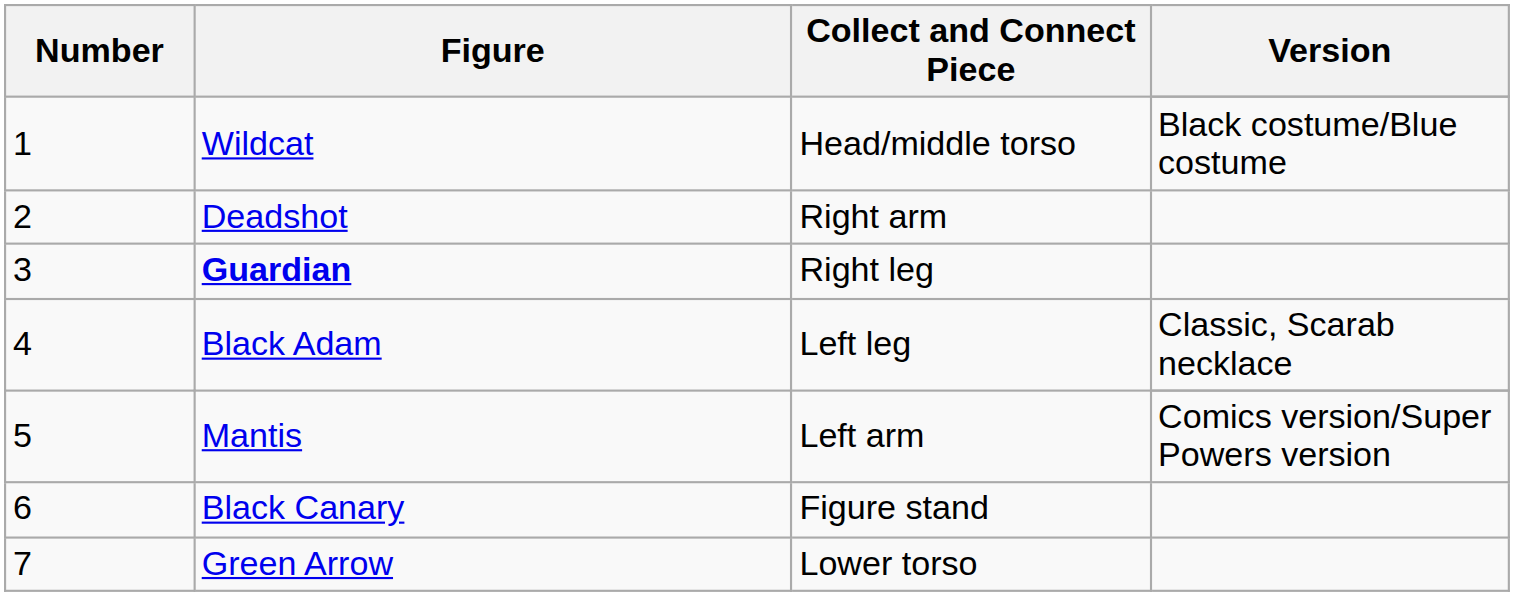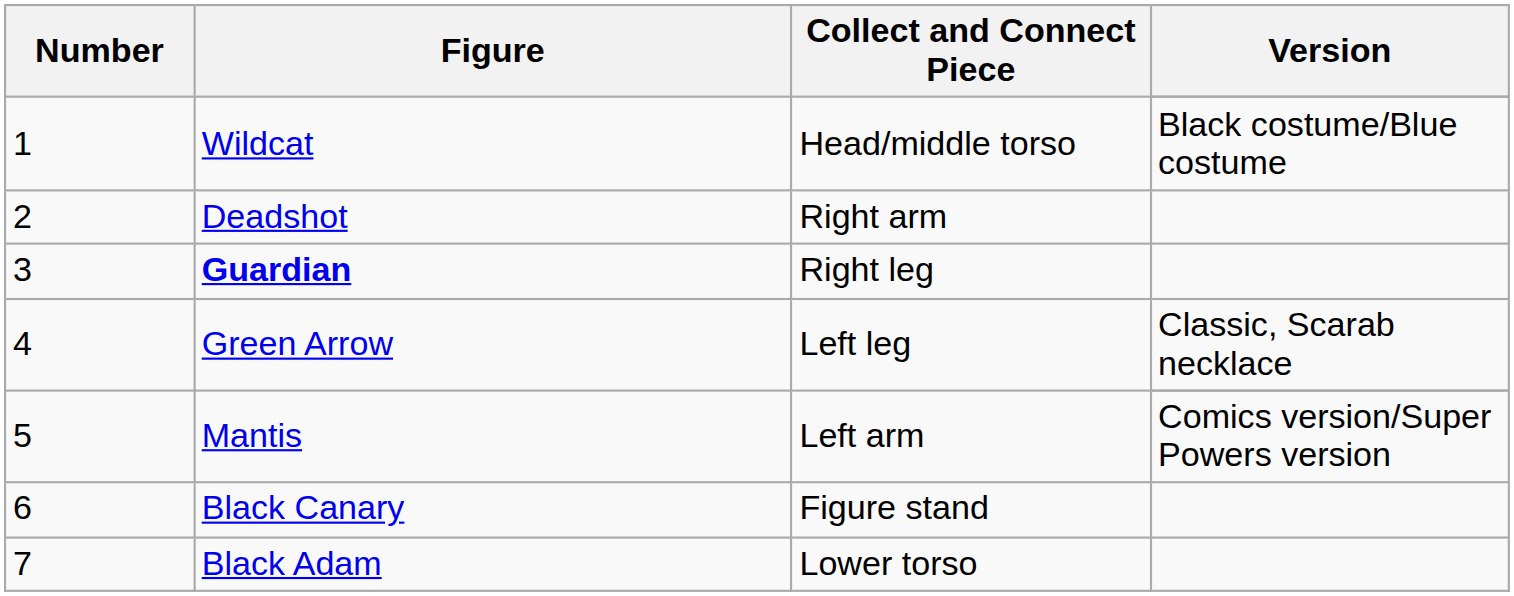(292, 343) Black Adam -> (297, 343) Green Arrow
(297, 563) Green Arrow -> (292, 563) Black Adam
